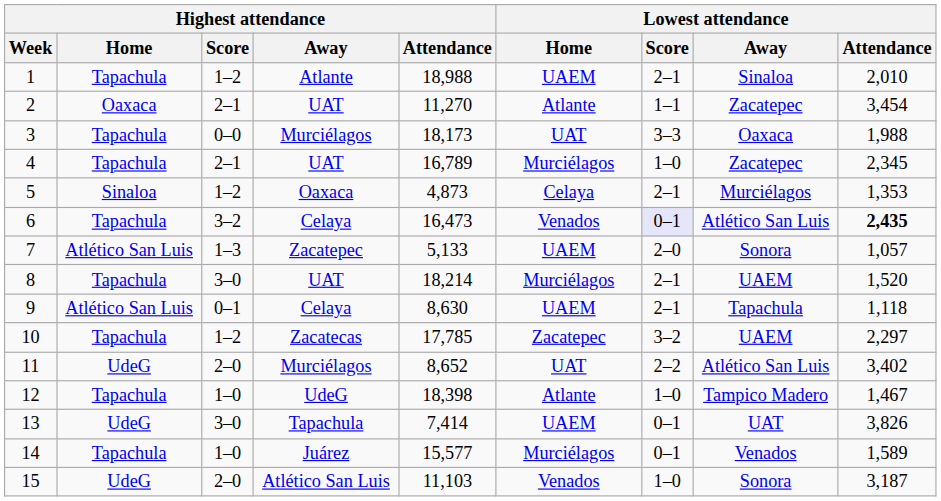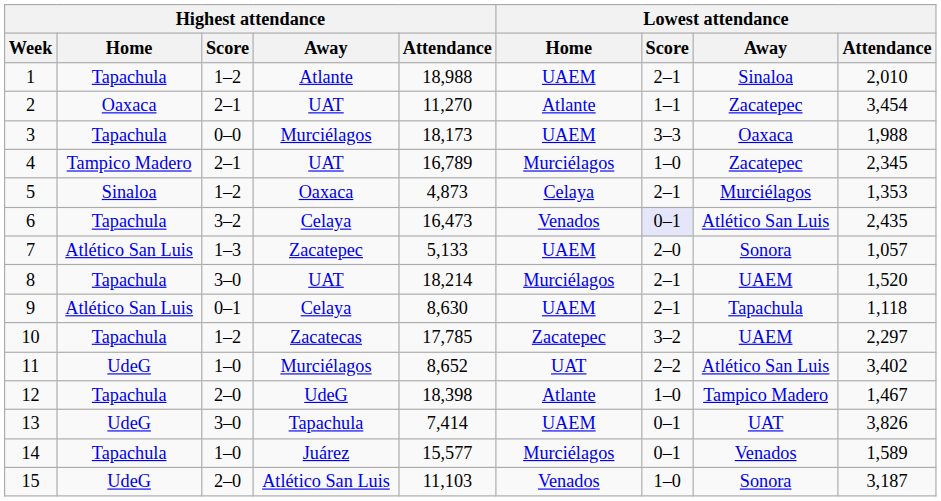(569, 134) UAT -> (569, 134) UAEM
(129, 163) Tapachula -> (129, 163) Tampico Madero
(887, 221) bold -> (887, 221) normal
(228, 366) 2–0 -> (228, 366) 1–0
(228, 395) 1–0 -> (228, 395) 2–0
